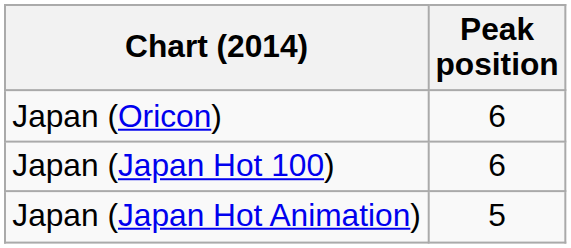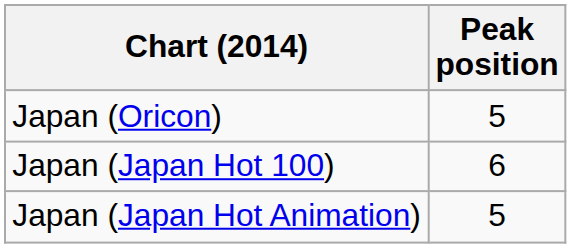(497, 115) 6 -> (497, 115) 5
